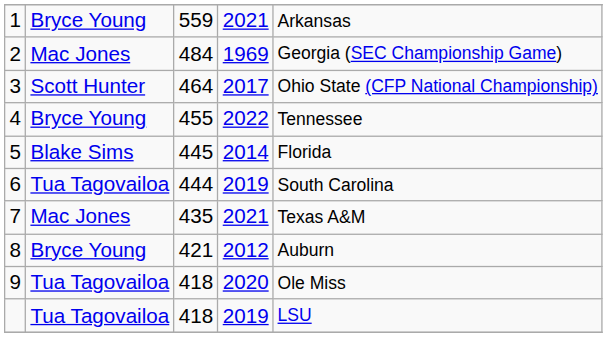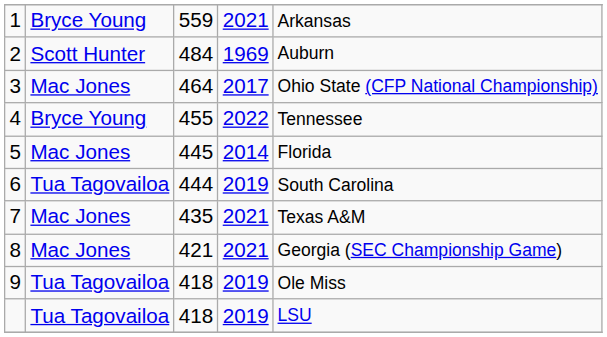(80, 53) Mac Jones -> (88, 53) Scott Hunter
(420, 54) Georgia (SEC Championship Game) -> (306, 54) Auburn
(88, 86) Scott Hunter -> (80, 86) Mac Jones
(82, 151) Blake Sims -> (80, 151) Mac Jones
(88, 250) Bryce Young -> (80, 250) Mac Jones
(246, 250) 2012 -> (246, 250) 2021
(306, 250) Auburn -> (420, 250) Georgia (SEC Championship Game)
(246, 282) 2020 -> (246, 282) 2019
